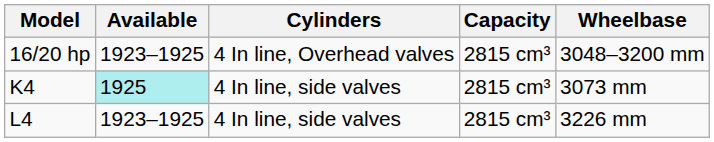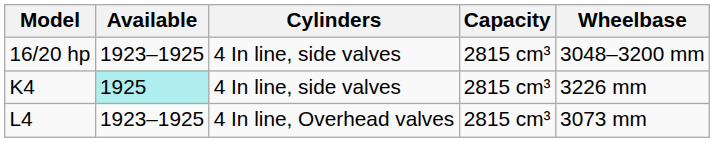(334, 53) 4 In line, Overhead valves -> (307, 53) 4 In line, side valves
(603, 86) 3073 mm -> (603, 86) 3226 mm
(307, 119) 4 In line, side valves -> (334, 119) 4 In line, Overhead valves
(603, 119) 3226 mm -> (603, 119) 3073 mm
